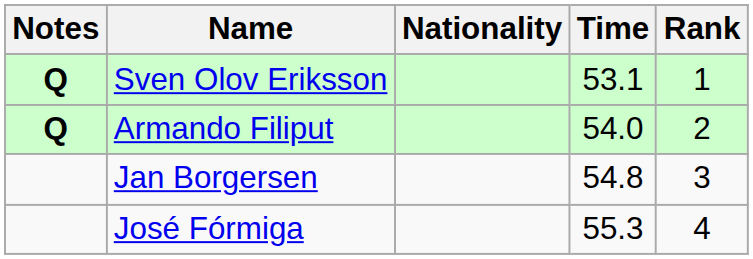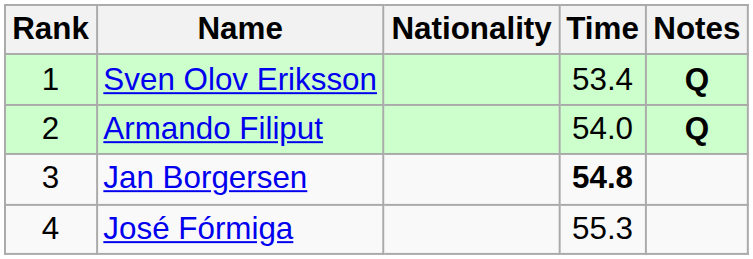columns swapped: (702, 29) <-> (56, 29)
(613, 79) 53.1 -> (603, 79) 53.4
(613, 178) normal -> (603, 178) bold
